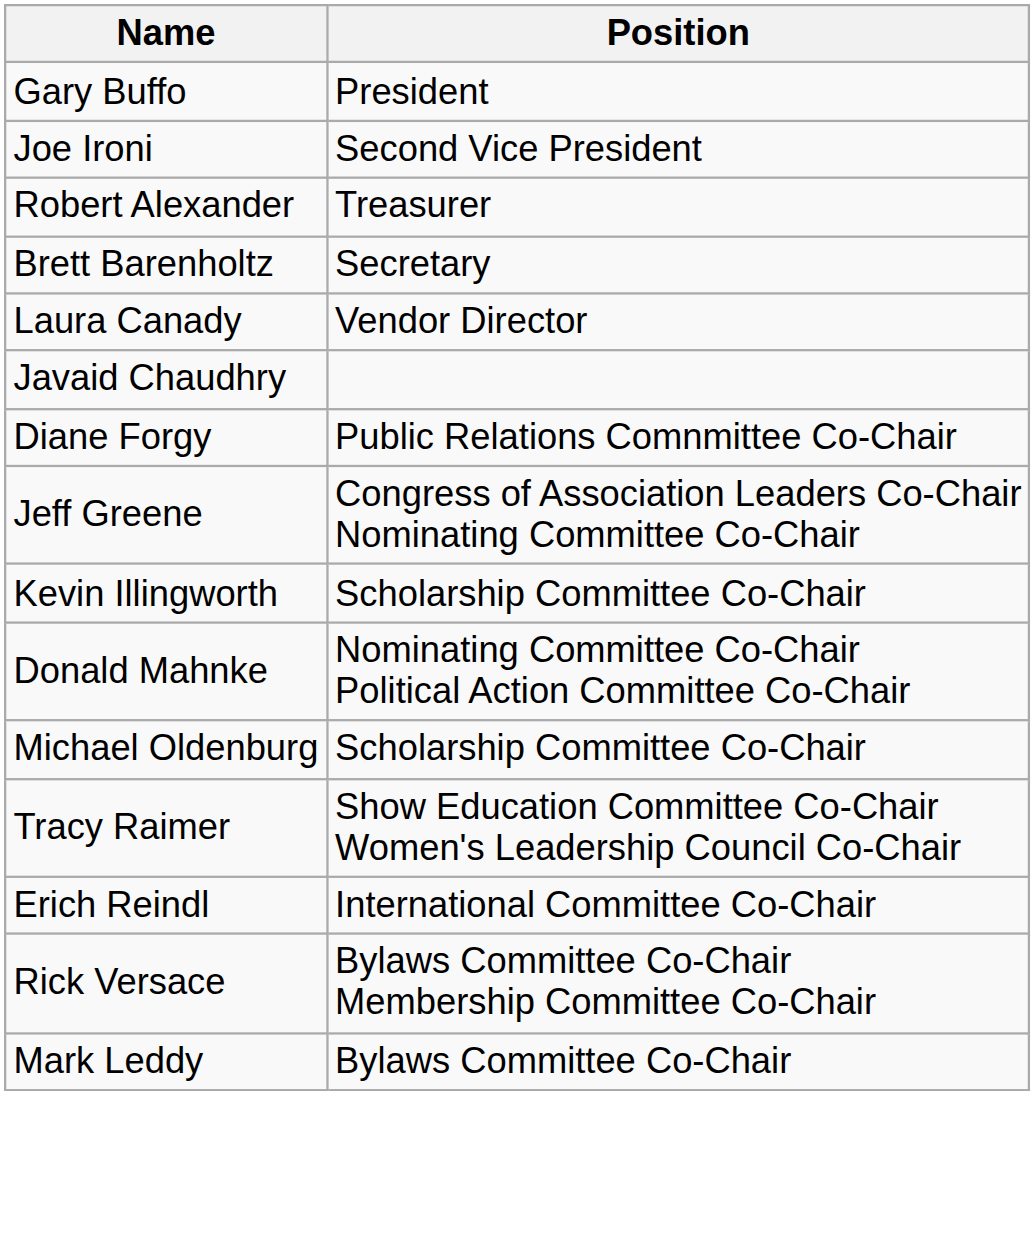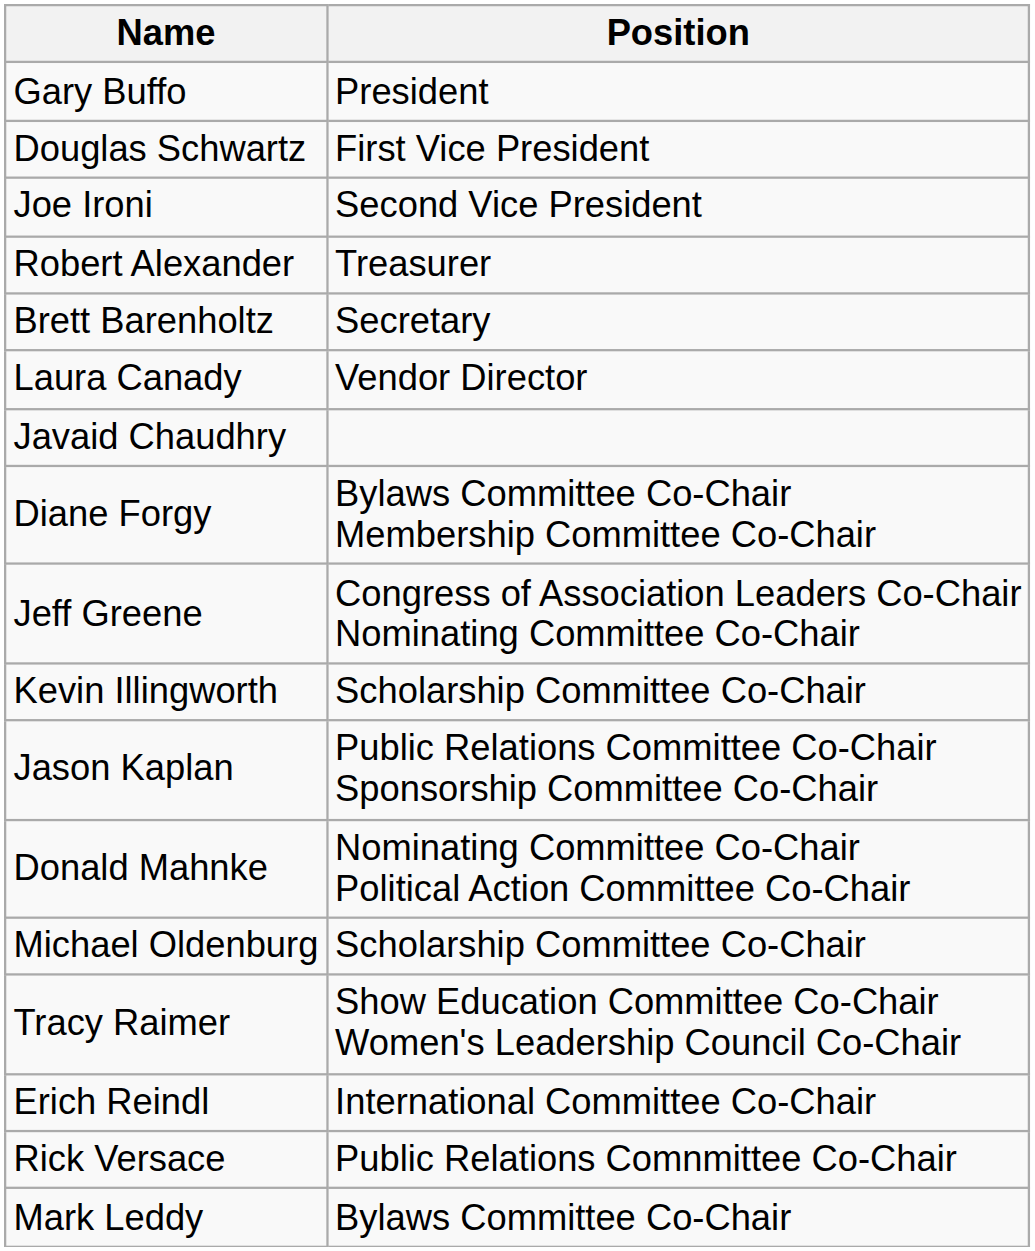+ row: (160, 148)
(646, 436) Public Relations Comnmittee Co-Chair -> (606, 514) Bylaws Committee Co-Chair Membership Committee Co-Chair
+ row: (124, 769)
(606, 982) Bylaws Committee Co-Chair Membership Committee Co-Chair -> (646, 1159) Public Relations Comnmittee Co-Chair
